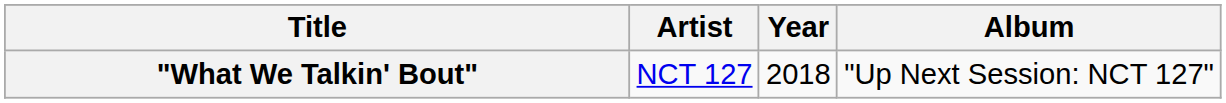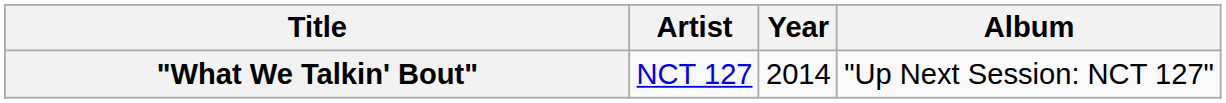(798, 73) 2018 -> (798, 73) 2014
